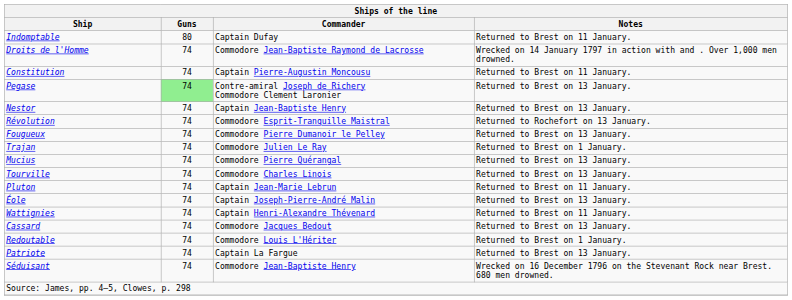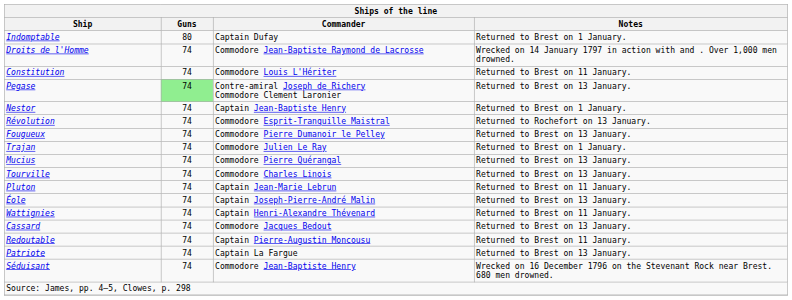(554, 37) Returned to Brest on 11 January. -> (551, 37) Returned to Brest on 1 January.
(293, 73) Captain Pierre-Augustin Moncousu -> (276, 73) Commodore Louis L'Hériter
(554, 108) Returned to Brest on 13 January. -> (551, 108) Returned to Brest on 1 January.
(276, 240) Commodore Louis L'Hériter -> (293, 240) Captain Pierre-Augustin Moncousu
(551, 240) Returned to Brest on 1 January. -> (554, 240) Returned to Brest on 11 January.
